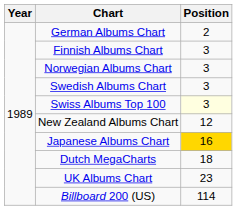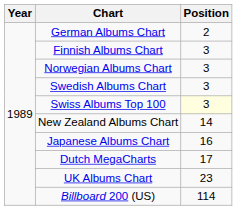(206, 123) 12 -> (206, 123) 14
(206, 141) gold background -> (206, 141) no background
(206, 159) 18 -> (206, 159) 17
